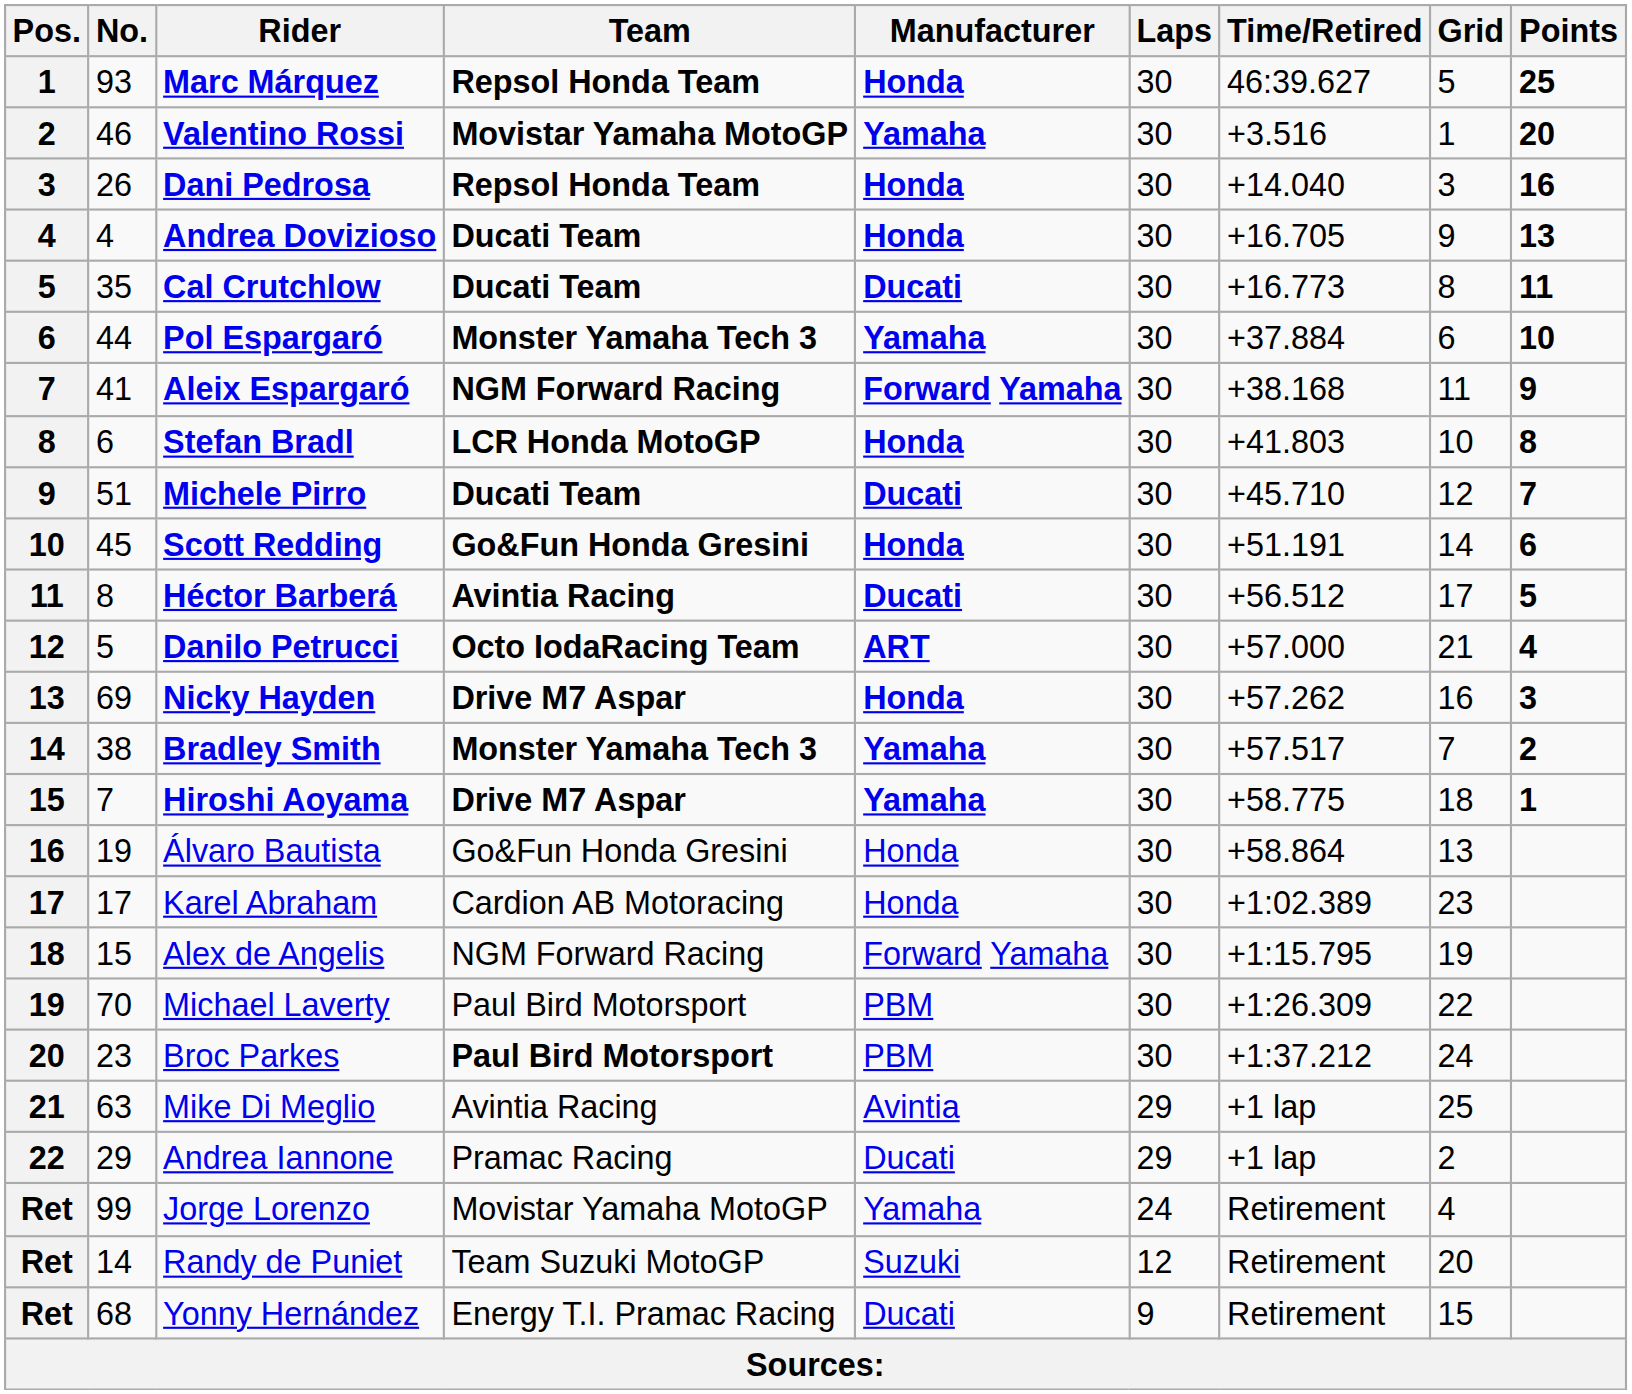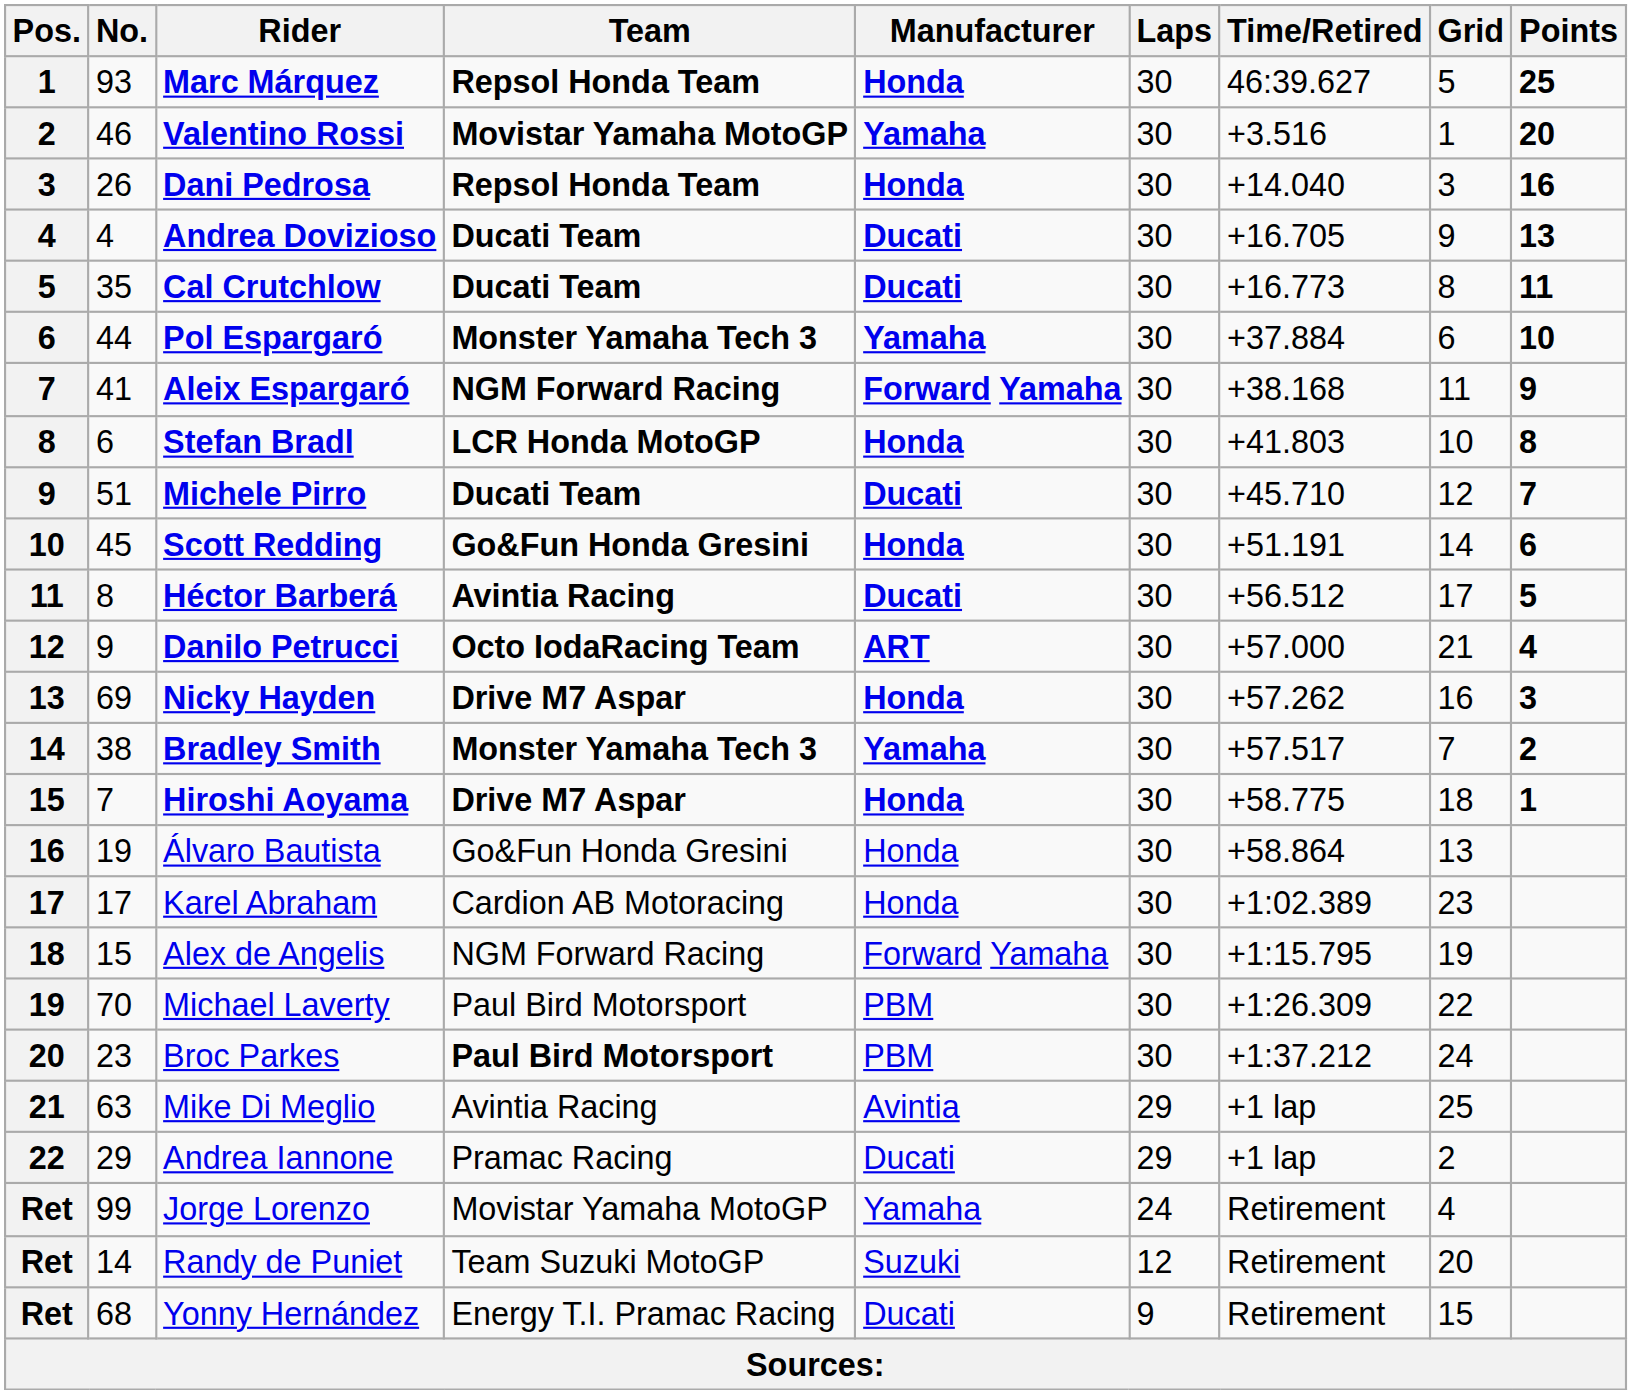(913, 236) Honda -> (913, 236) Ducati
(105, 646) 5 -> (105, 646) 9
(924, 800) Yamaha -> (913, 800) Honda
